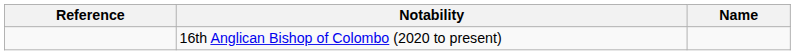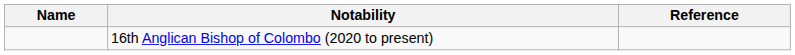columns swapped: (739, 15) <-> (90, 15)
